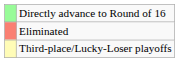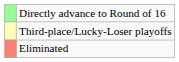rows swapped: (95, 48) <-> (44, 31)
